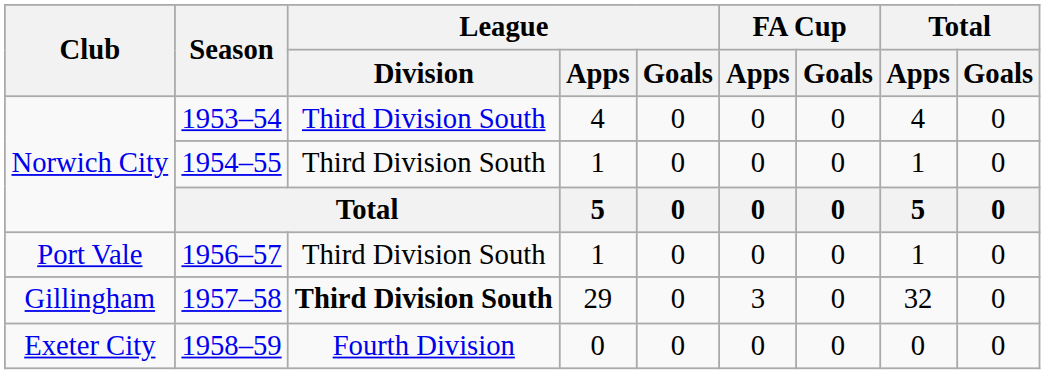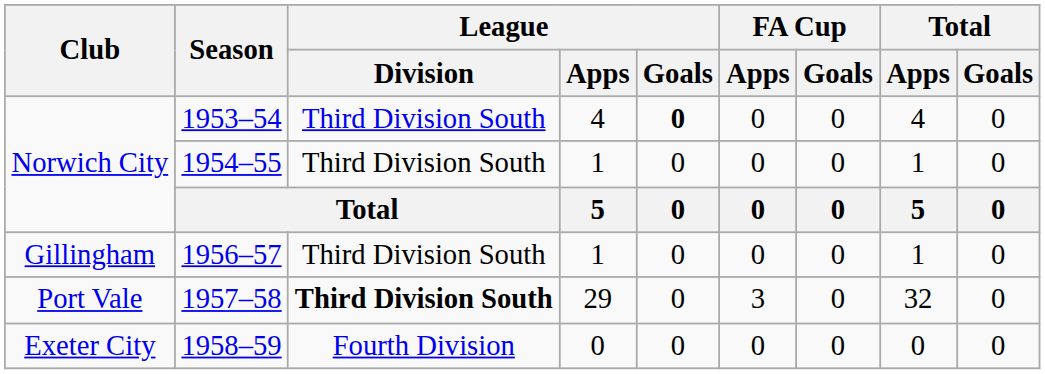(678, 118) normal -> (678, 118) bold
(90, 254) Port Vale -> (90, 254) Gillingham
(90, 299) Gillingham -> (90, 299) Port Vale
